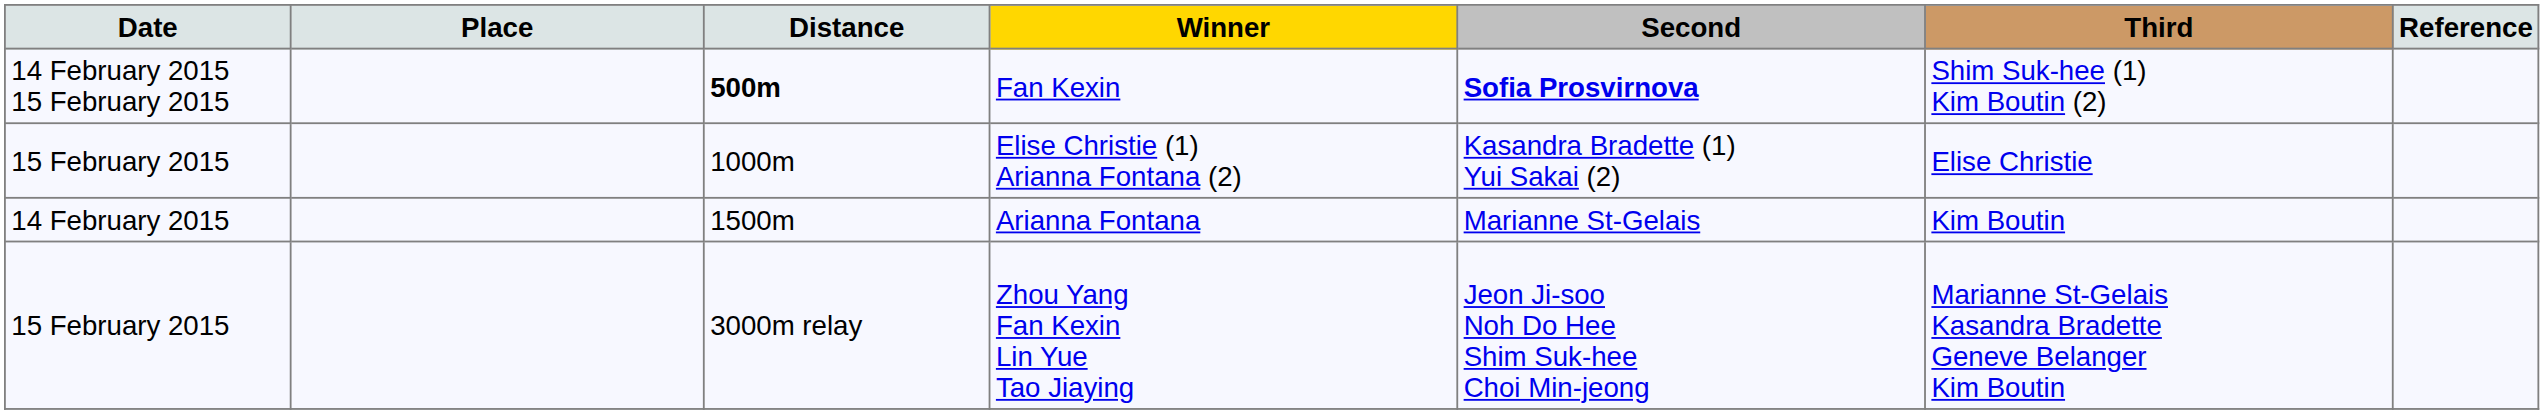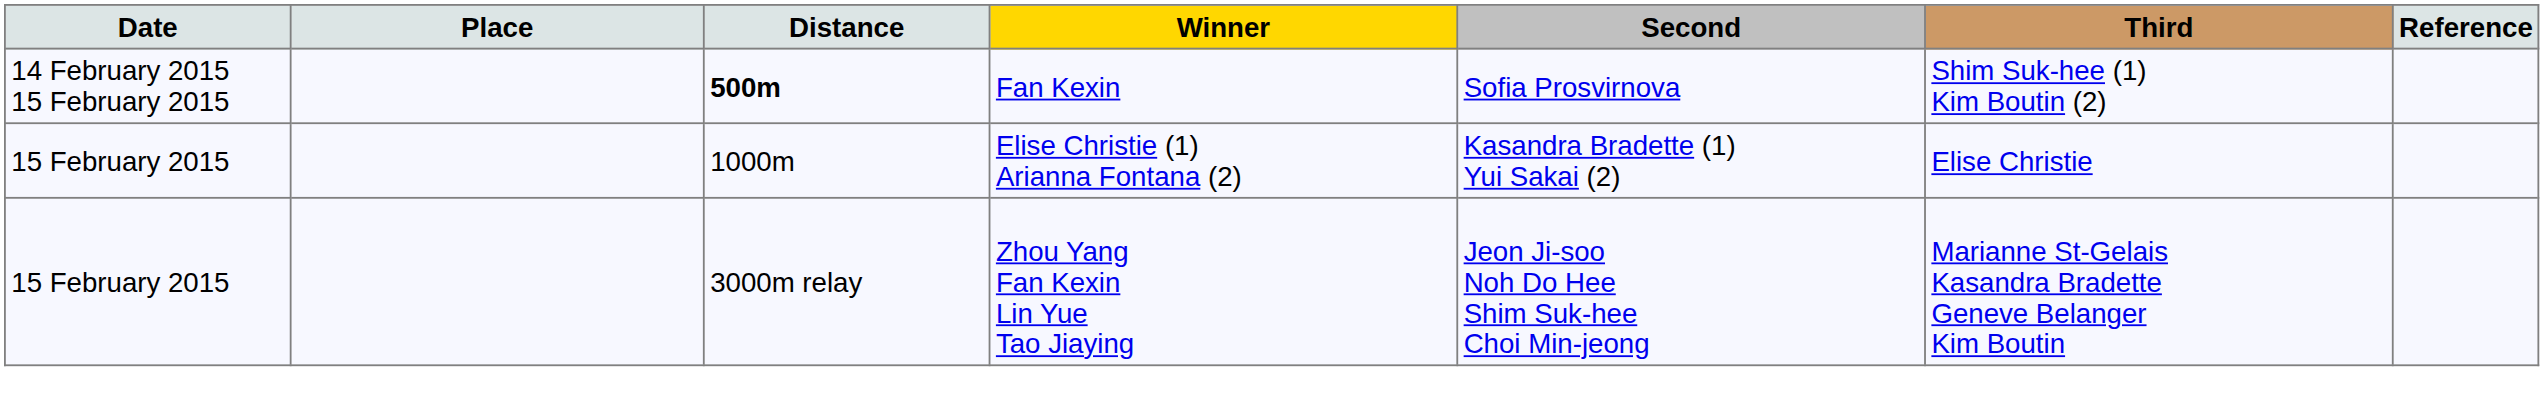(1581, 86) bold -> (1572, 86) normal
- row: (1098, 220)
